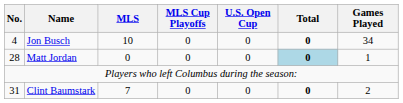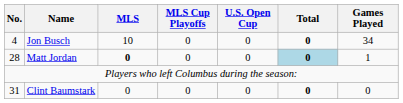(128, 57) normal -> (128, 57) bold
(128, 90) 7 -> (128, 90) 0
(368, 90) 2 -> (368, 90) 0
